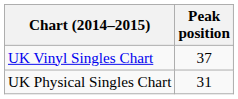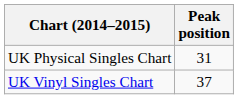rows swapped: (90, 81) <-> (81, 57)
